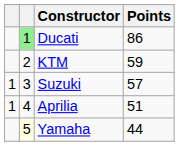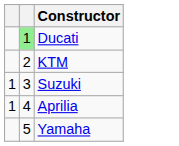- column: (149, 15)
(27, 129) lightyellow background -> (27, 129) no background
